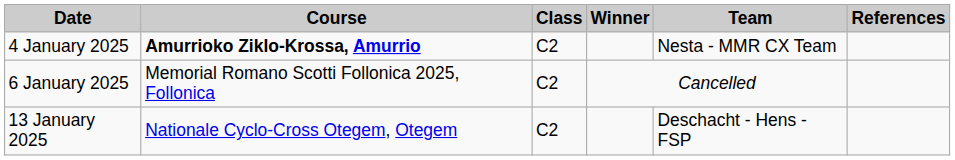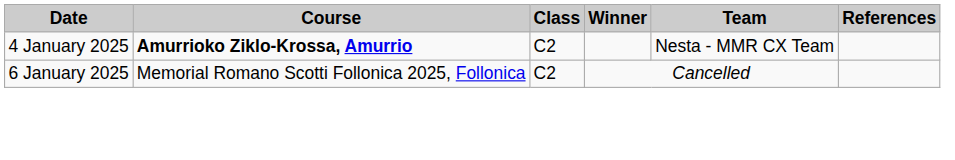- row: (52, 130)
